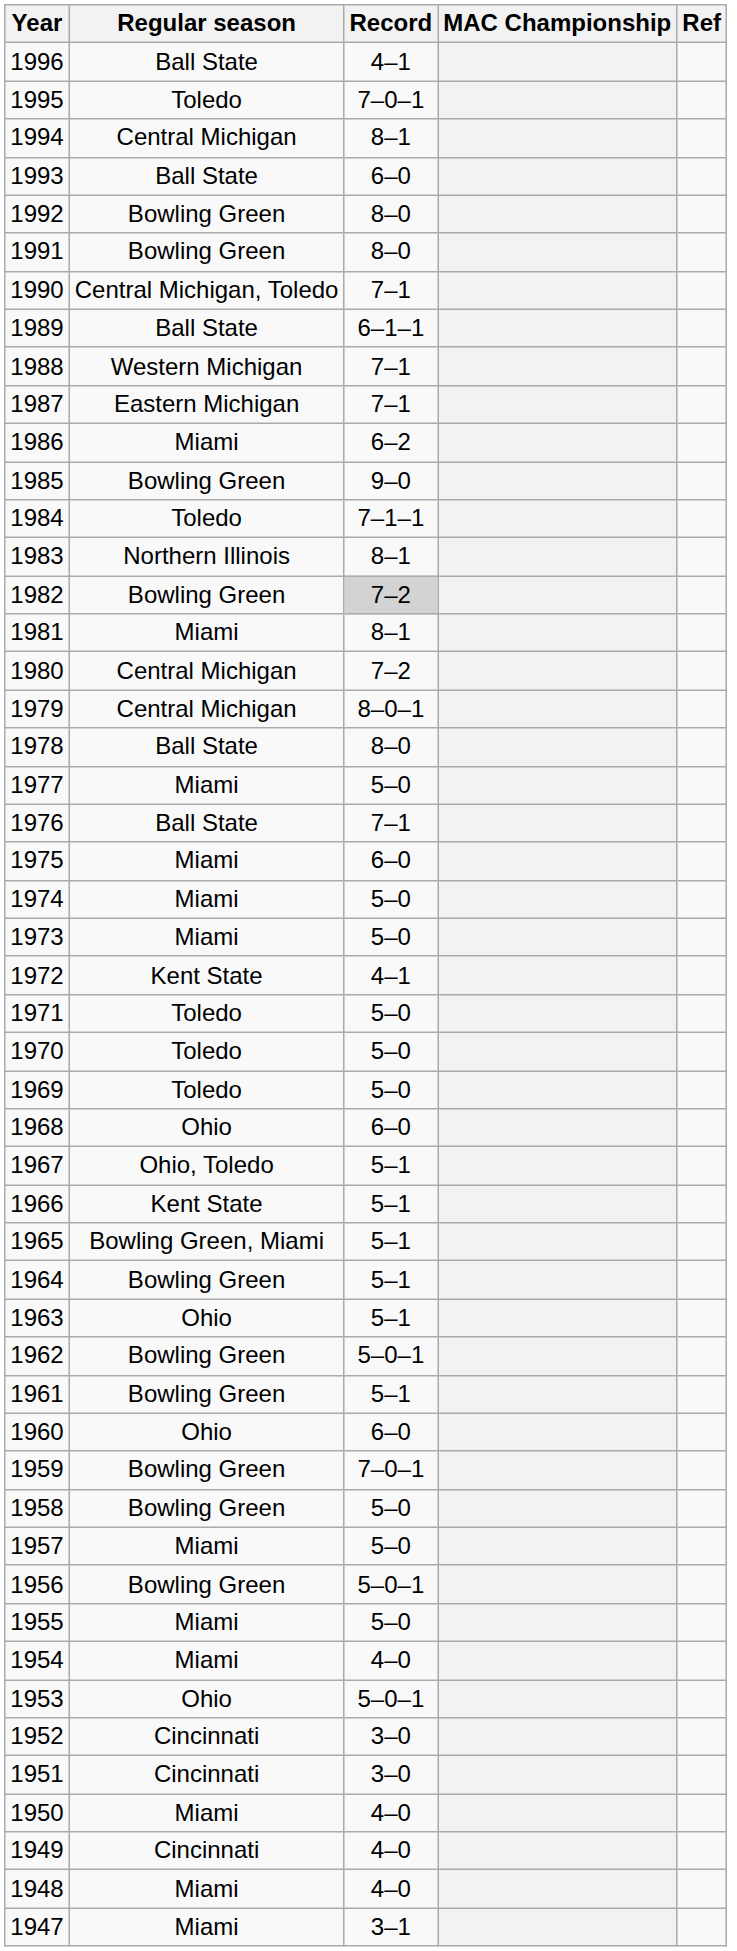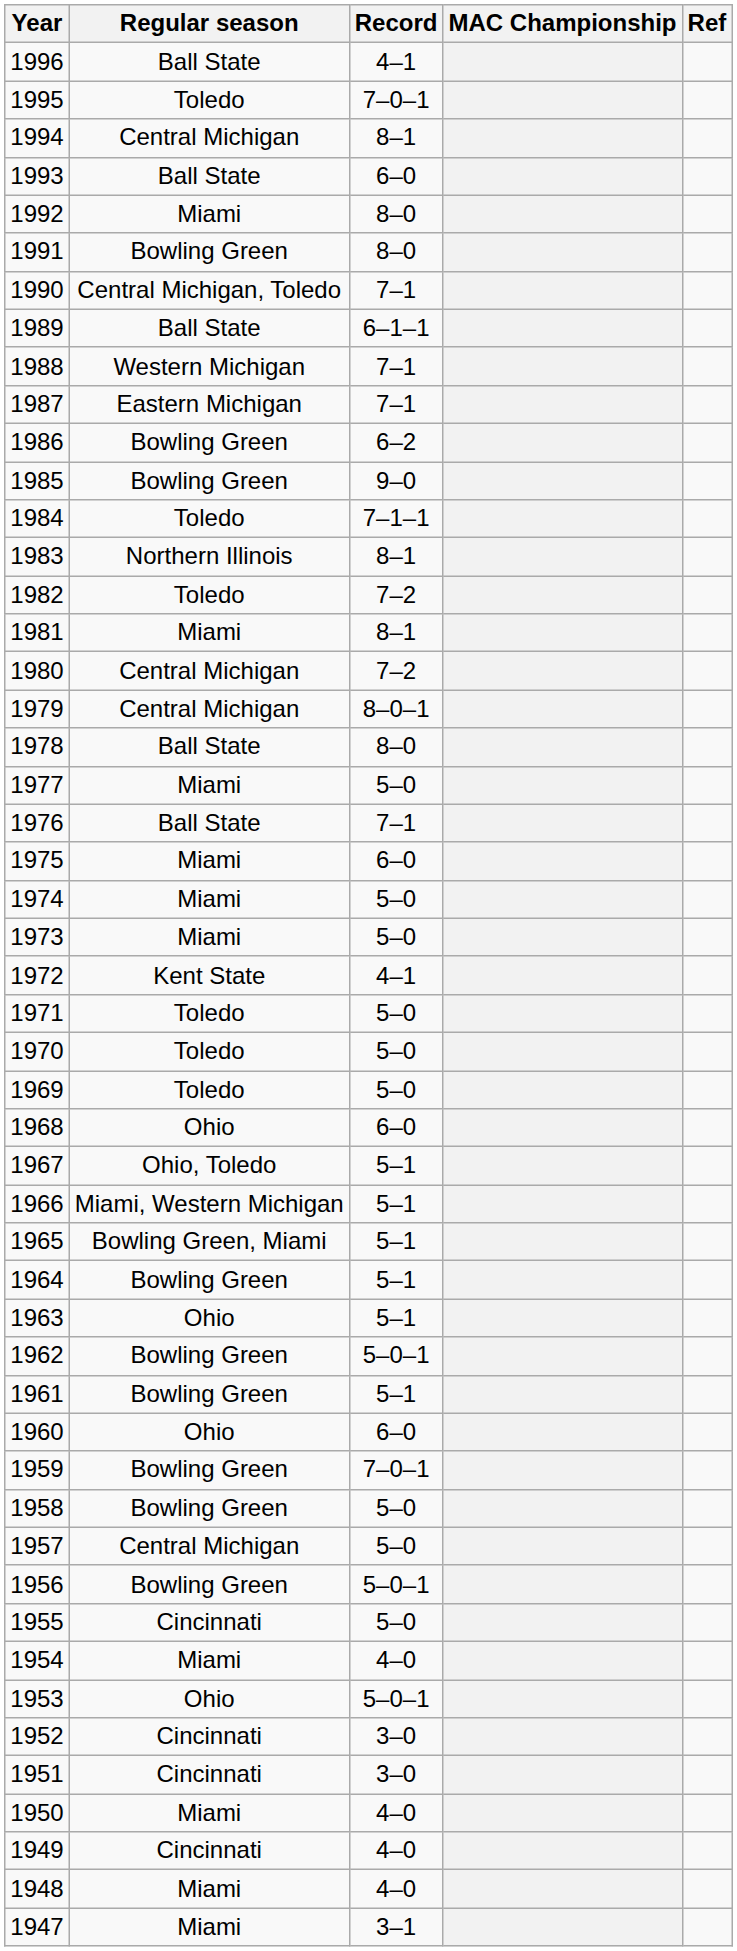(207, 213) Bowling Green -> (209, 213) Miami
(207, 442) Miami -> (209, 442) Bowling Green
(207, 594) Bowling Green -> (209, 594) Toledo
(391, 594) lightgrey background -> (396, 594) no background
(207, 1203) Kent State -> (209, 1203) Miami, Western Michigan
(207, 1546) Miami -> (209, 1546) Central Michigan
(207, 1622) Miami -> (209, 1622) Cincinnati
